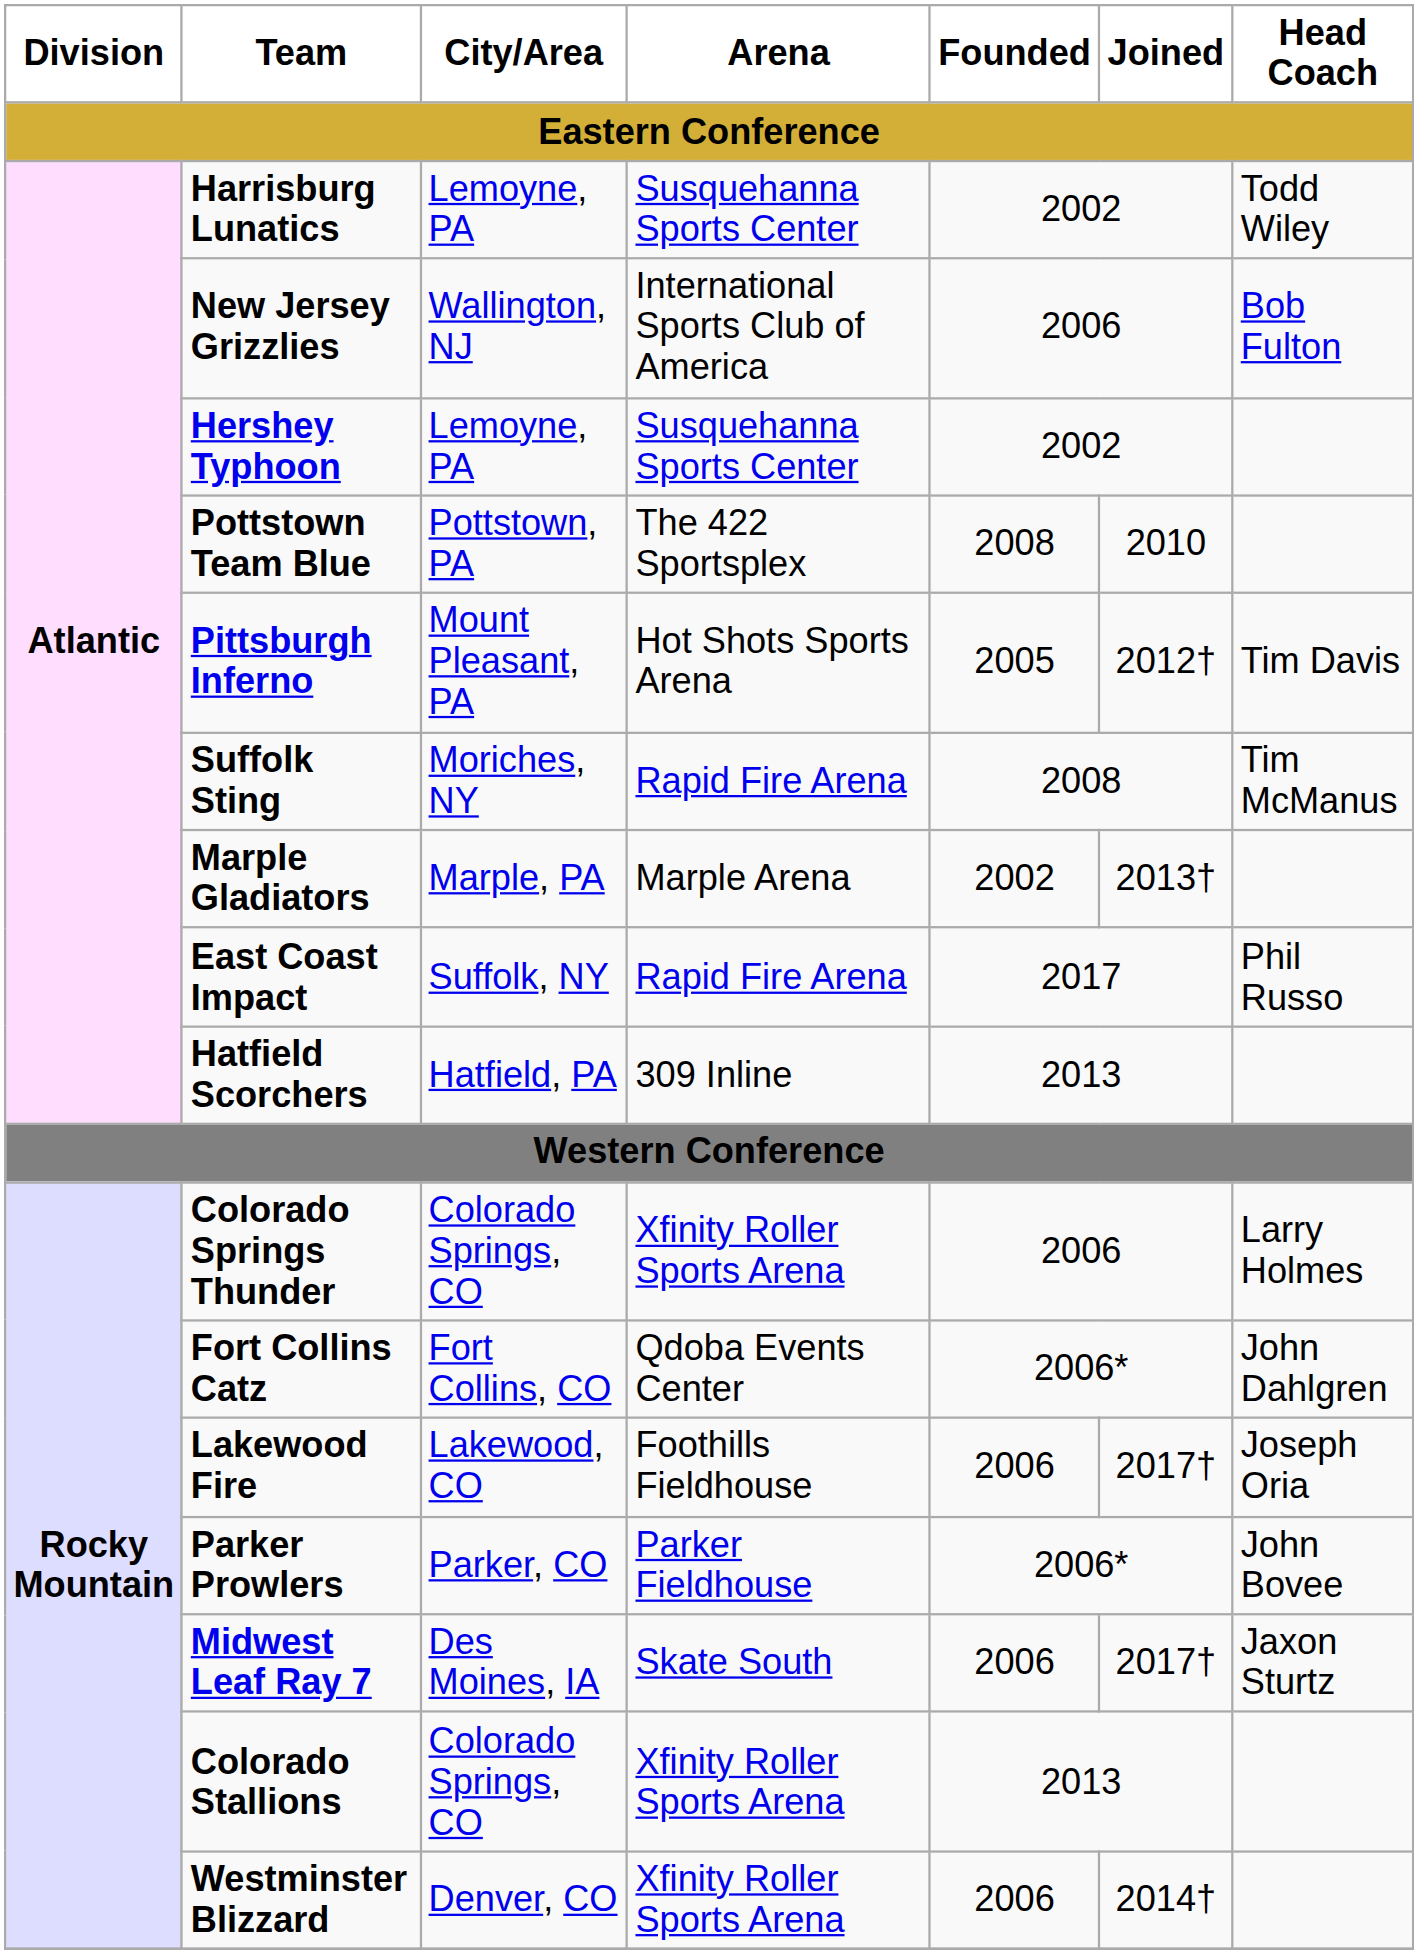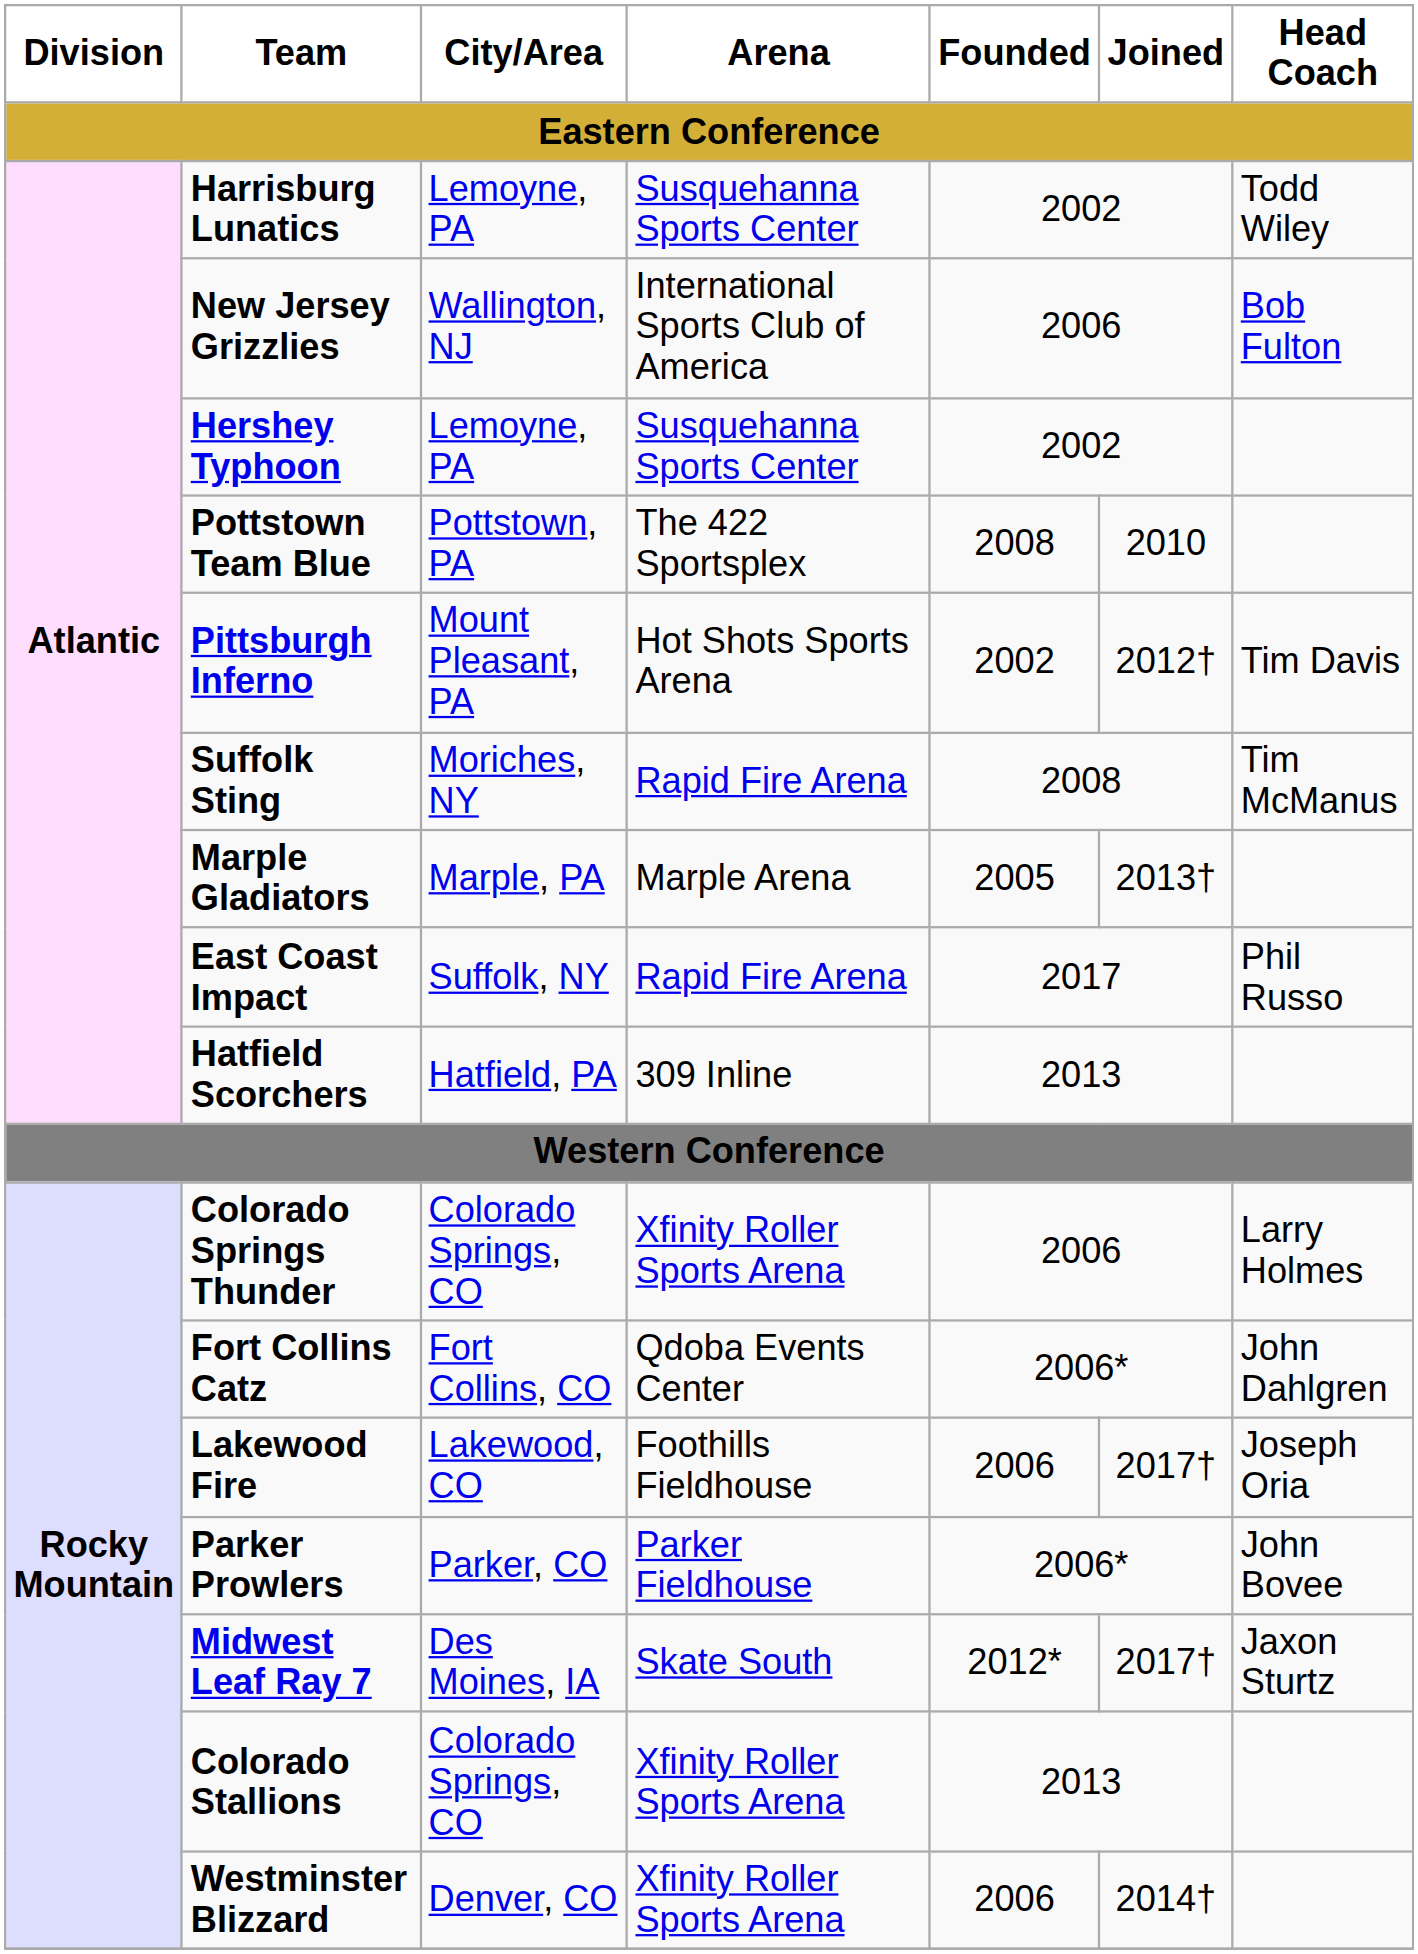(1015, 662) 2005 -> (1015, 662) 2002
(1015, 878) 2002 -> (1015, 878) 2005
(1015, 1662) 2006 -> (1015, 1662) 2012*
